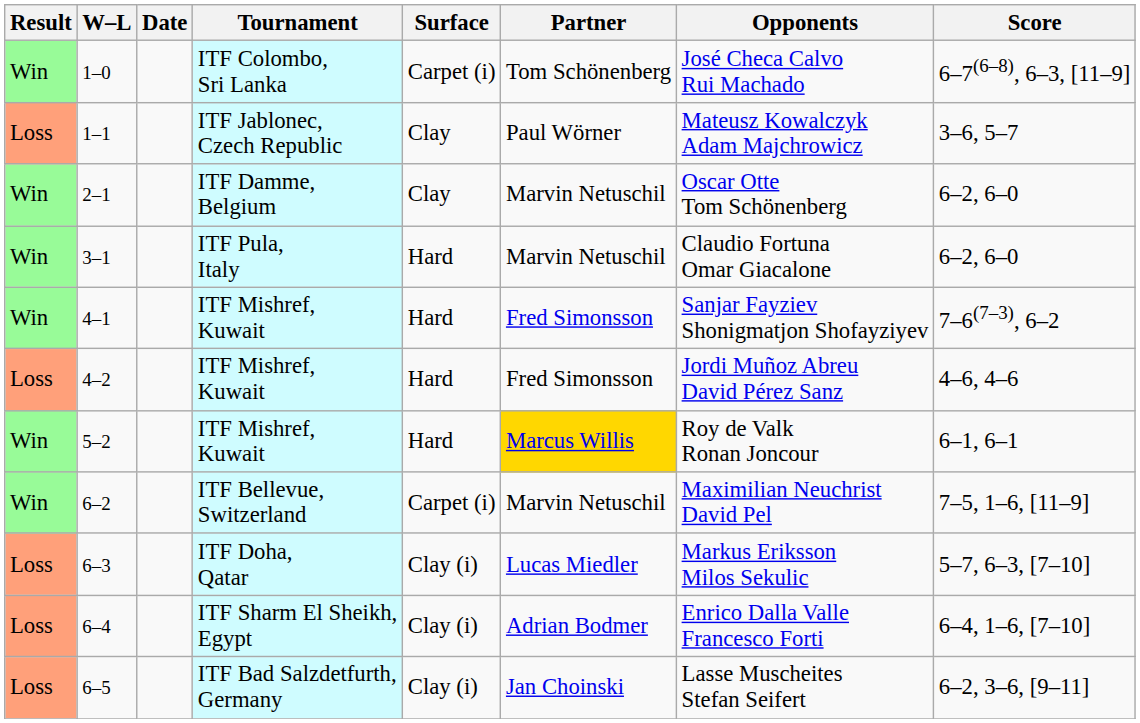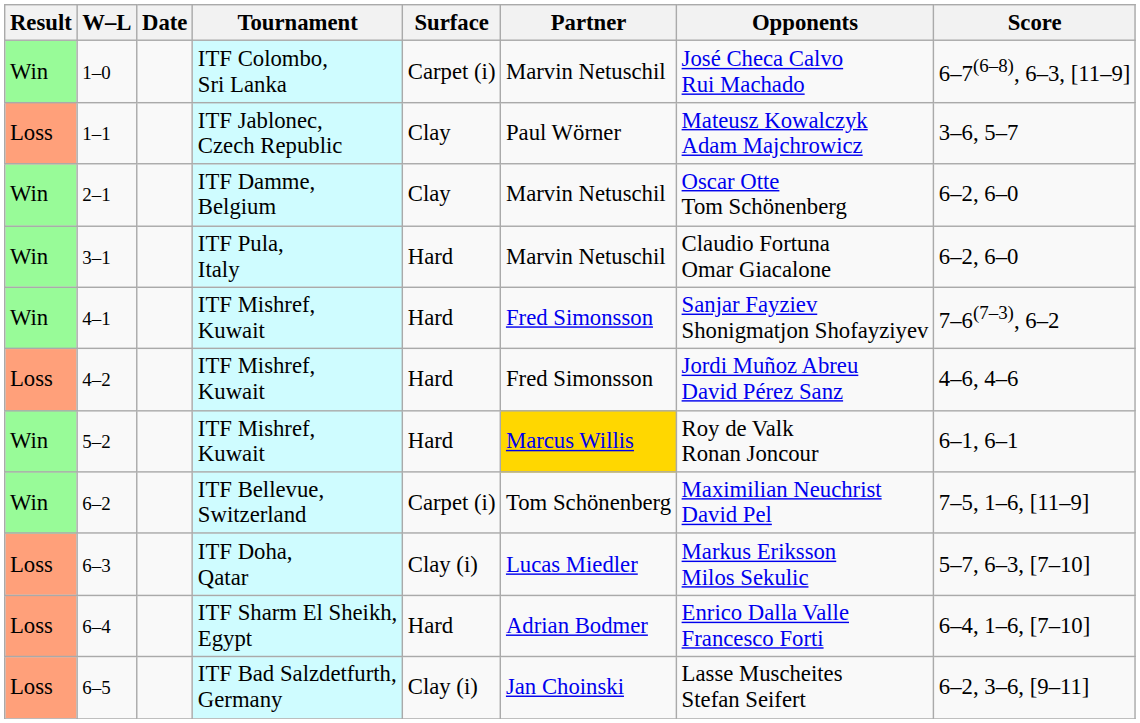(589, 71) Tom Schönenberg -> (586, 71) Marvin Netuschil
(586, 502) Marvin Netuschil -> (589, 502) Tom Schönenberg
(443, 625) Clay (i) -> (430, 625) Hard
